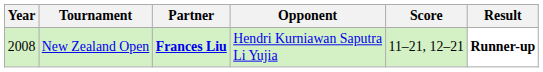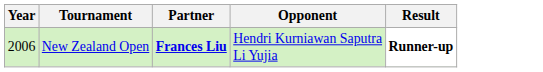- column: (426, 16)
(22, 47) 2008 -> (22, 47) 2006
